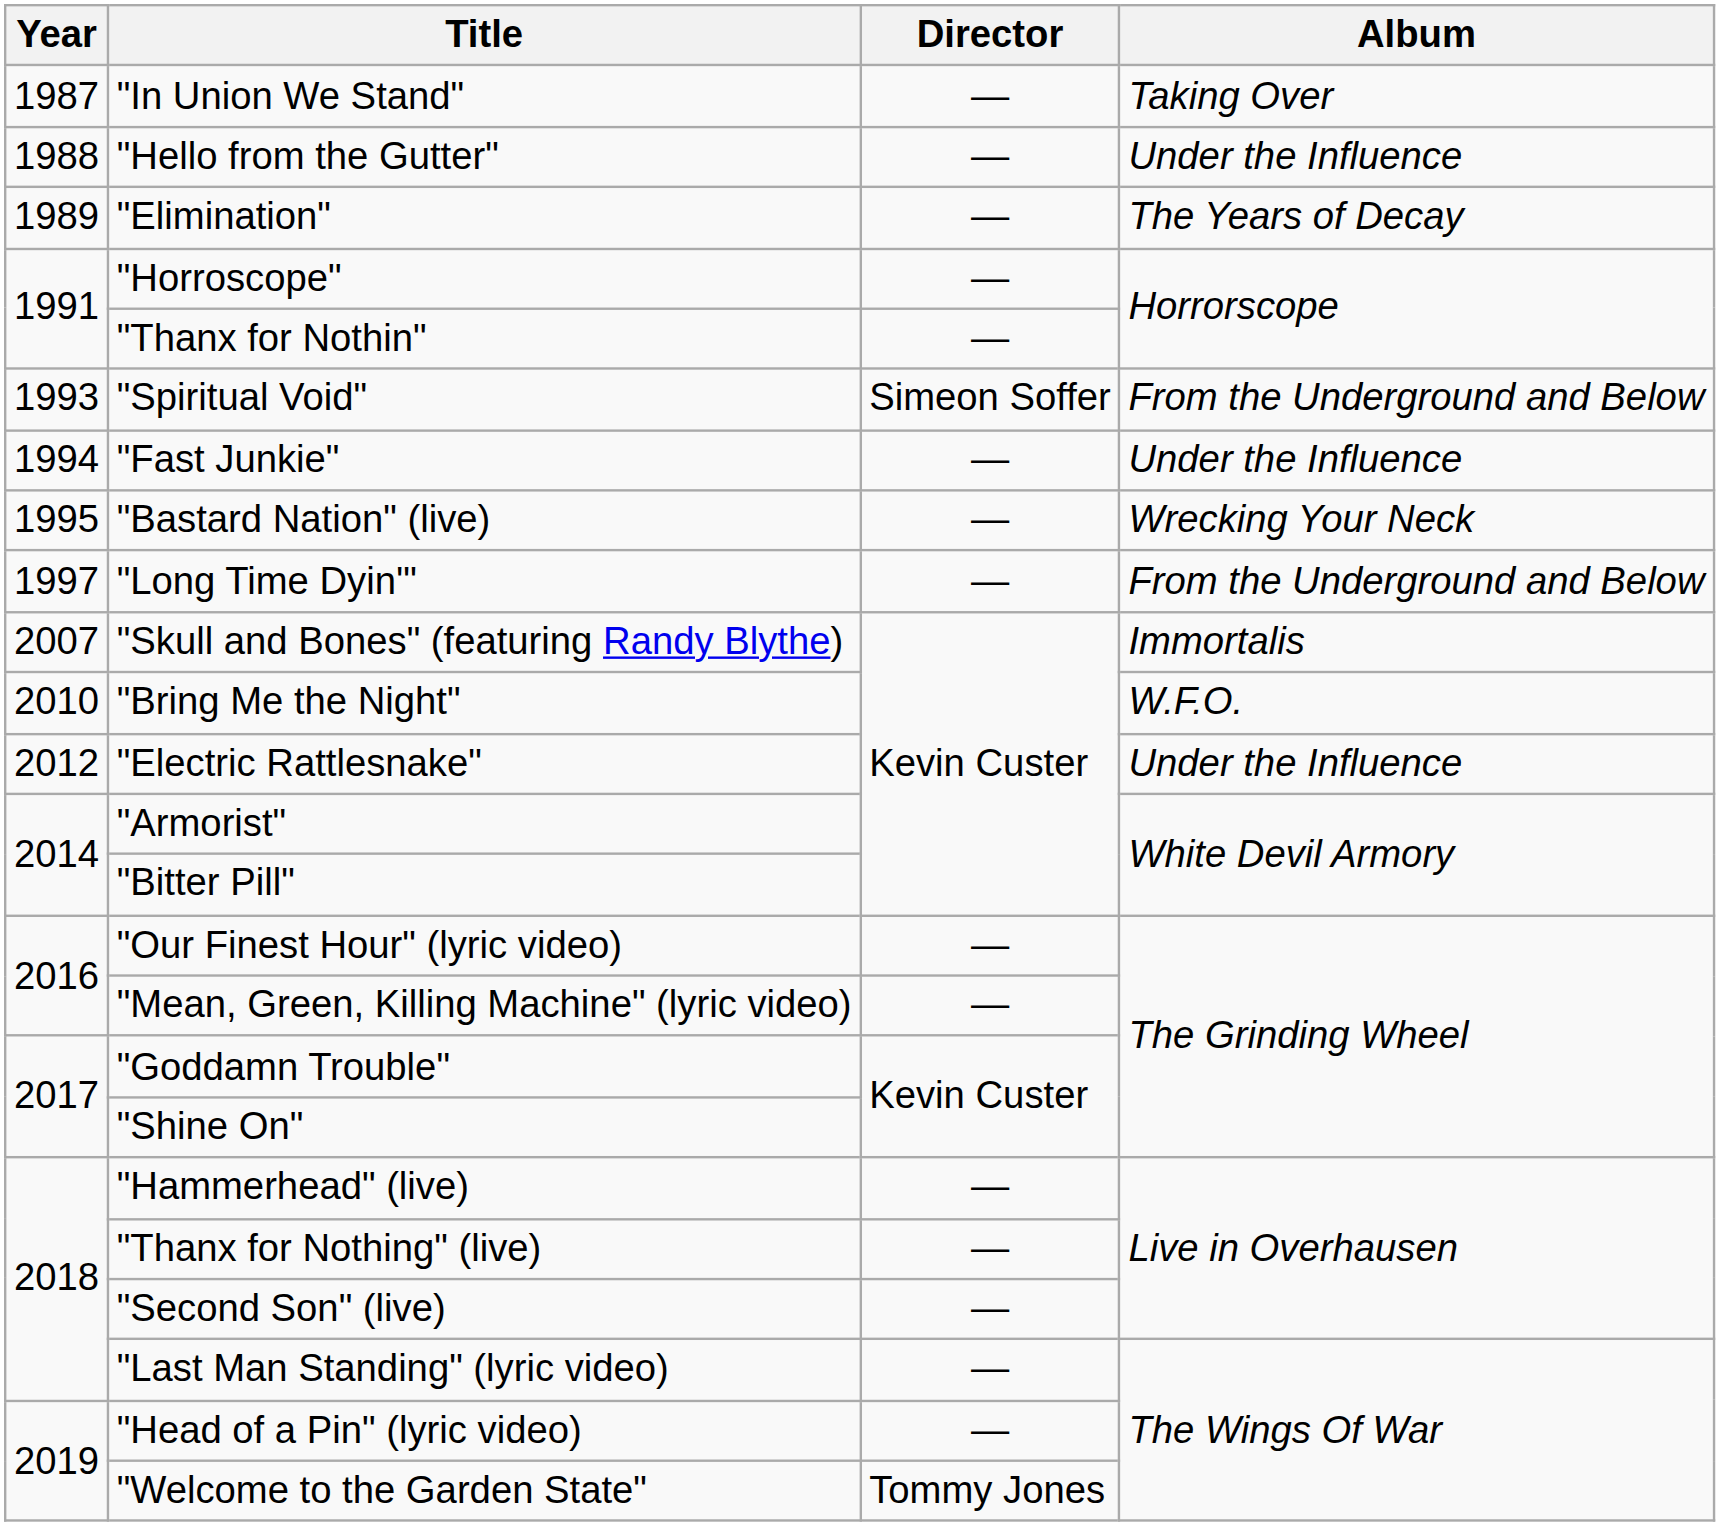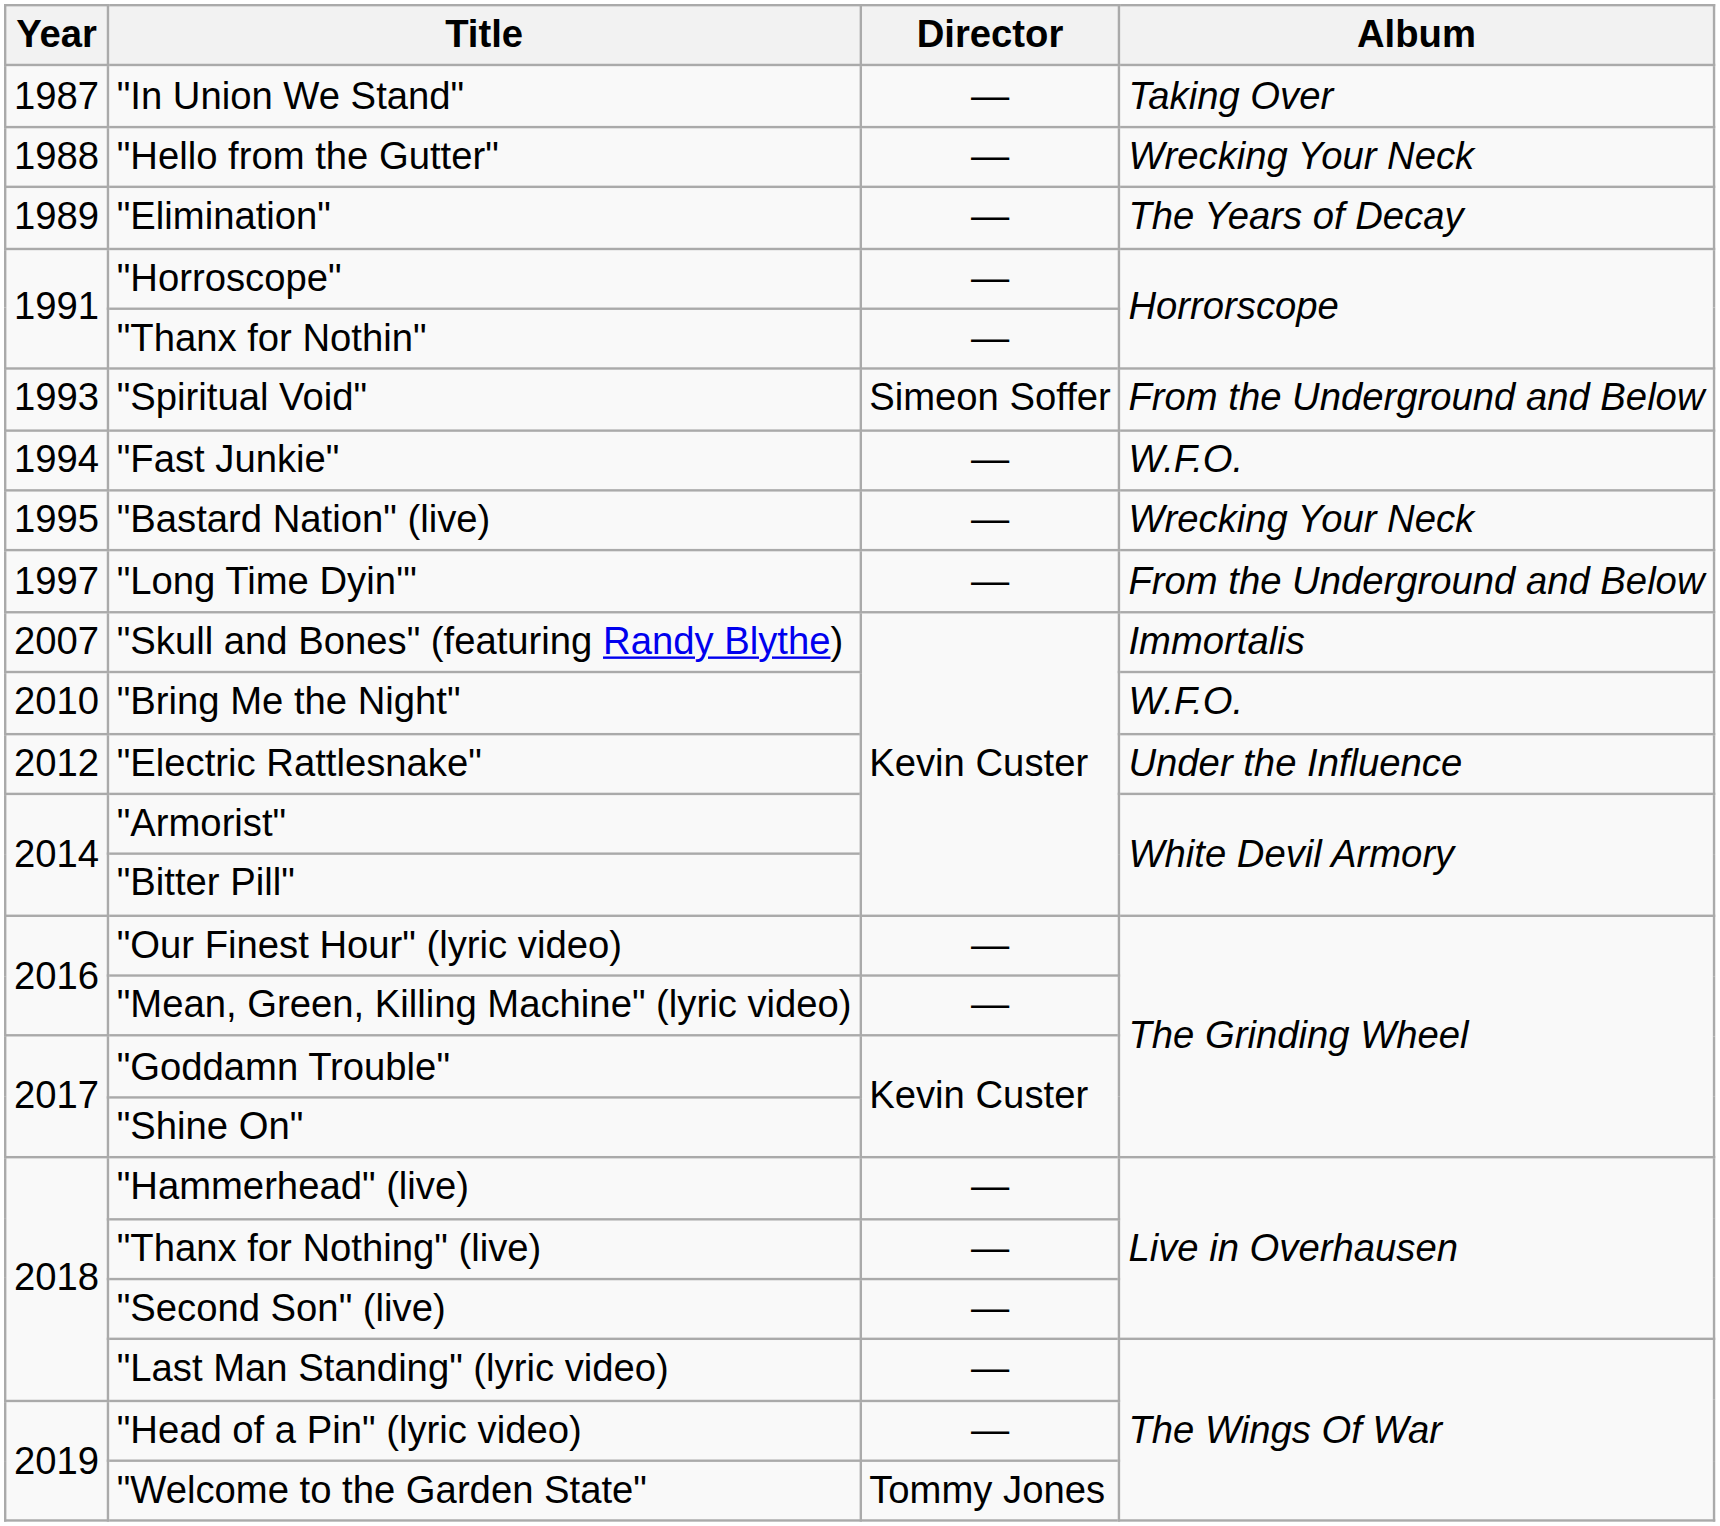(1295, 156) Under the Influence -> (1301, 156) Wrecking Your Neck
(1295, 459) Under the Influence -> (1186, 459) W.F.O.
